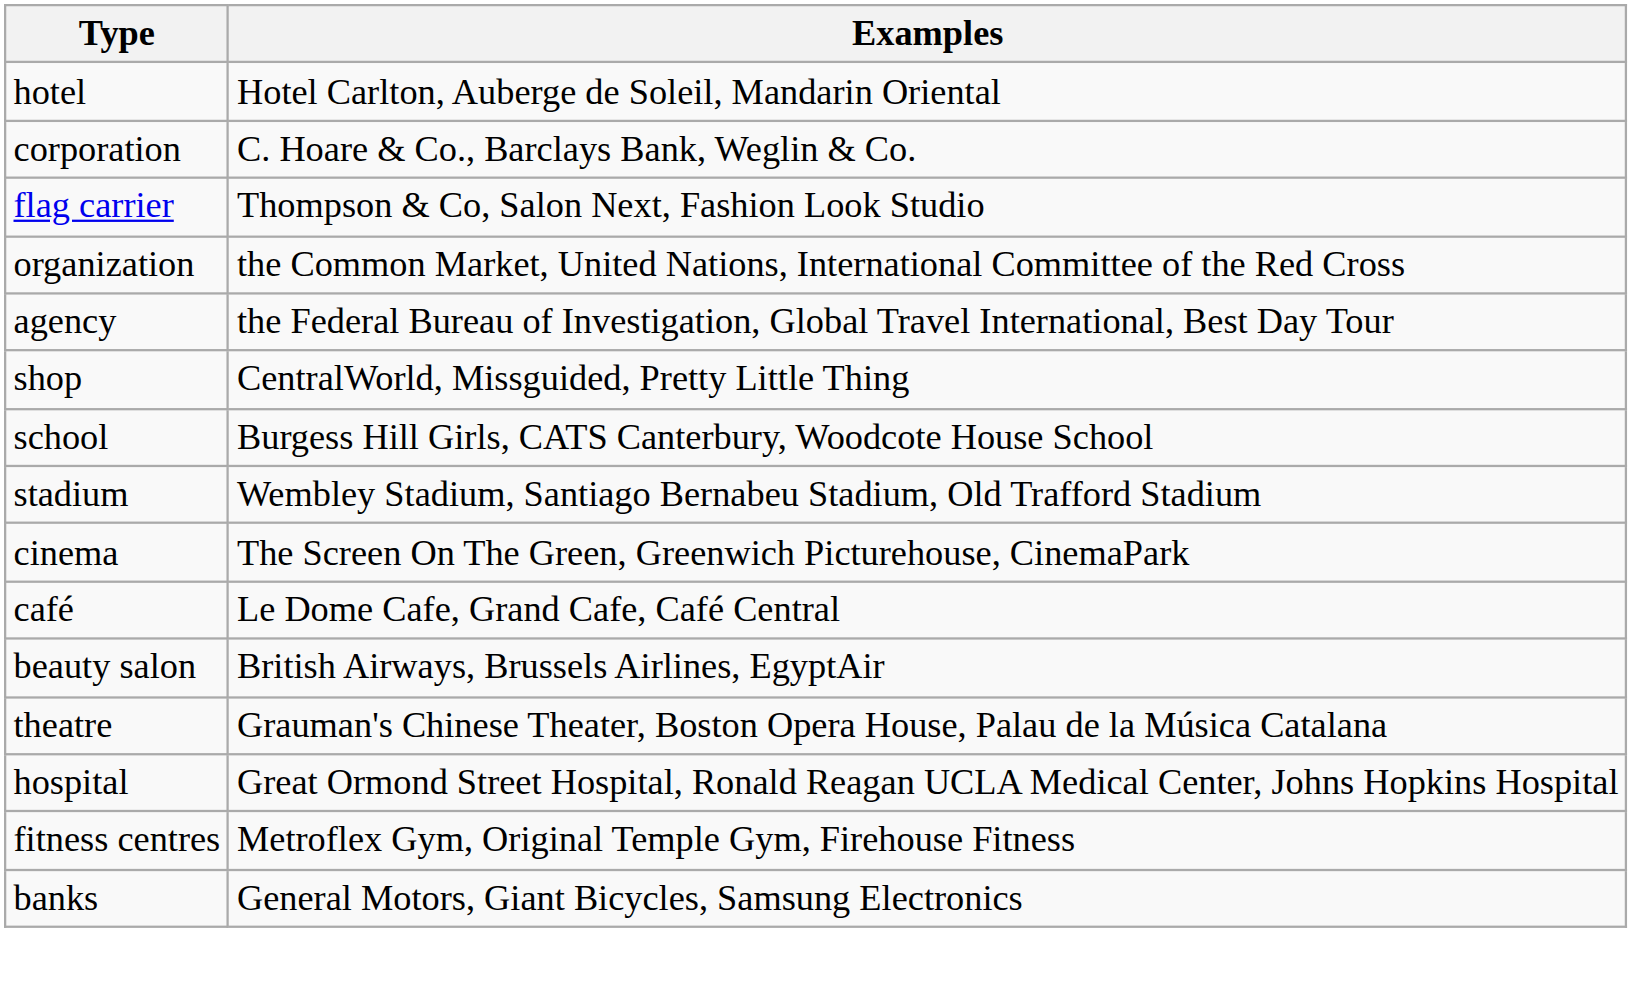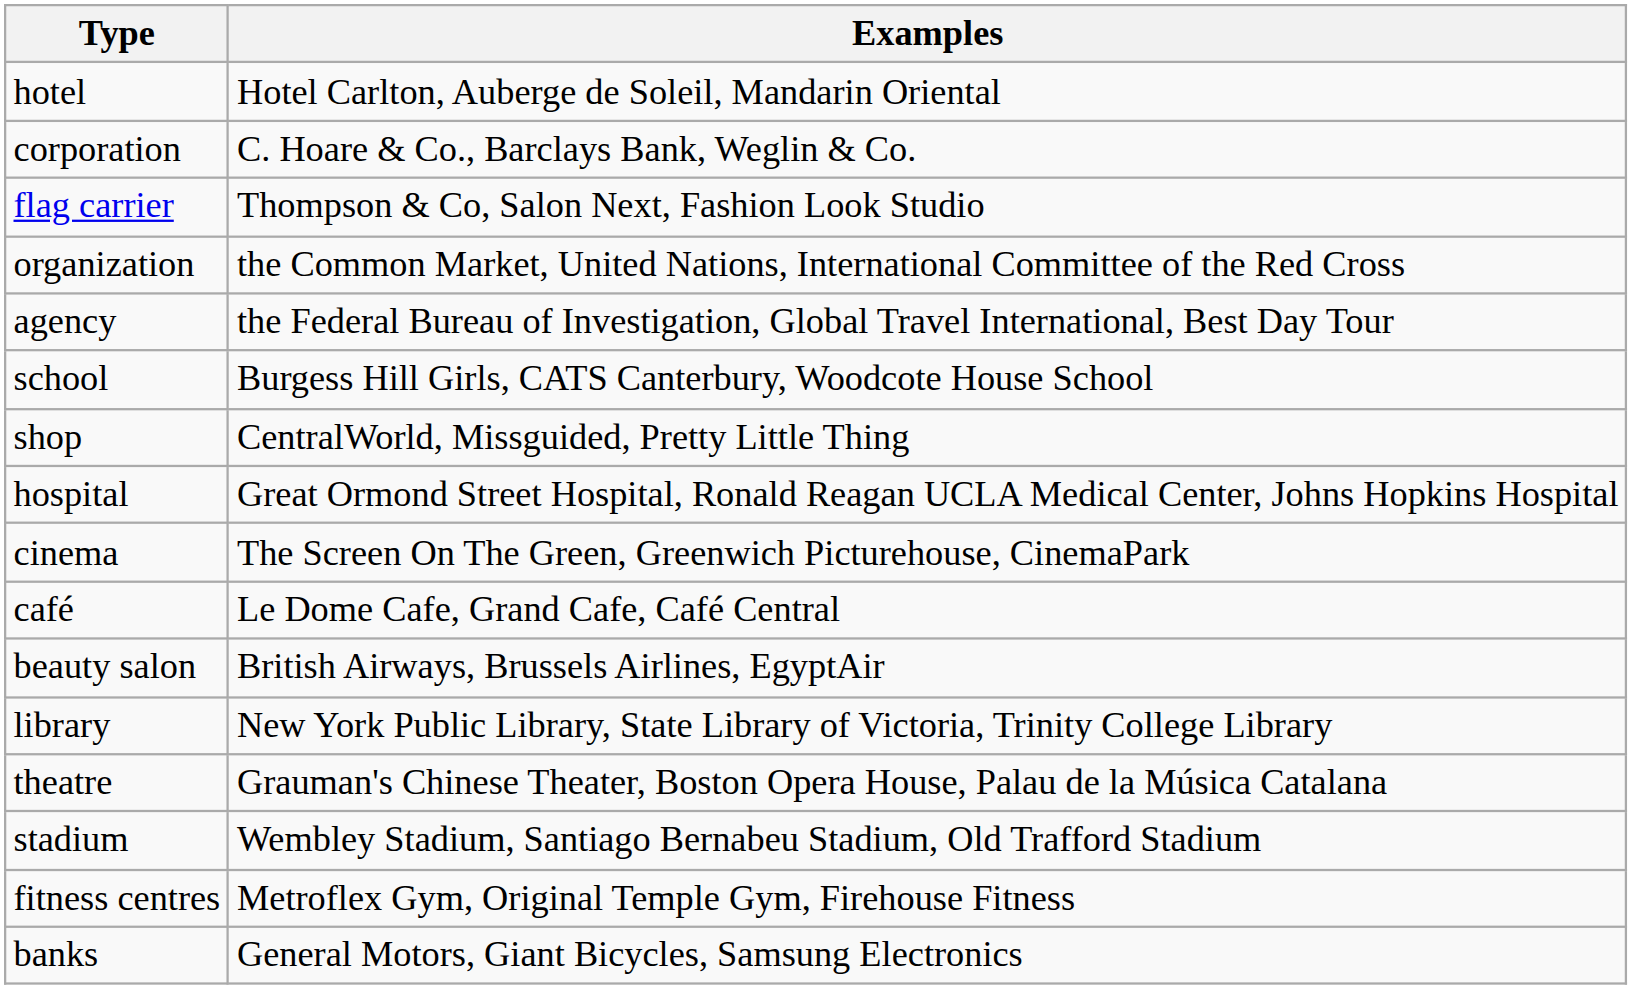rows swapped: (48, 378) <-> (61, 436)
rows swapped: (71, 782) <-> (71, 494)
+ row: (62, 724)
